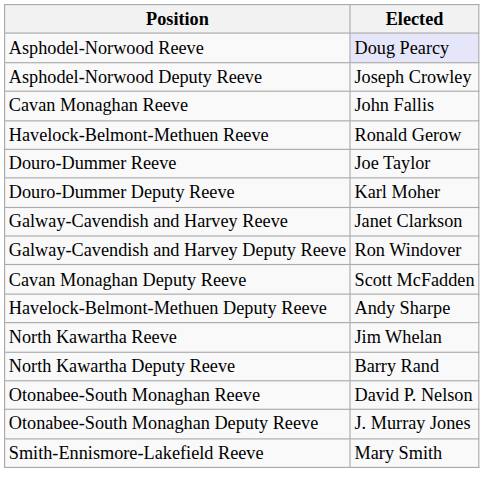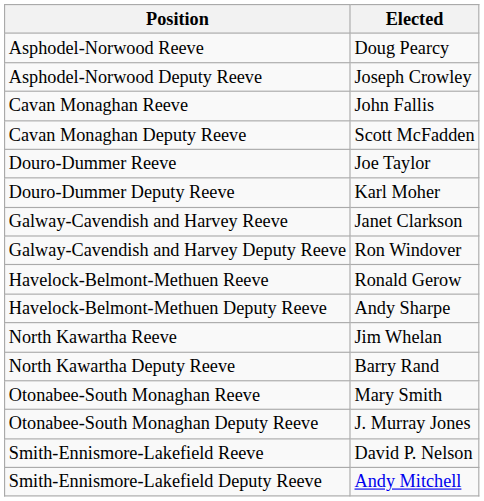(402, 47) lavender background -> (402, 47) no background
rows swapped: (128, 279) <-> (139, 134)
(414, 395) David P. Nelson -> (398, 395) Mary Smith
(398, 452) Mary Smith -> (414, 452) David P. Nelson
+ row: (165, 481)
